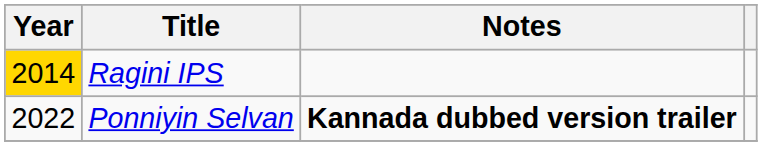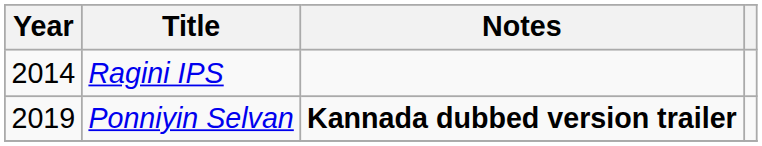(43, 72) gold background -> (43, 72) no background
(43, 118) 2022 -> (43, 118) 2019
